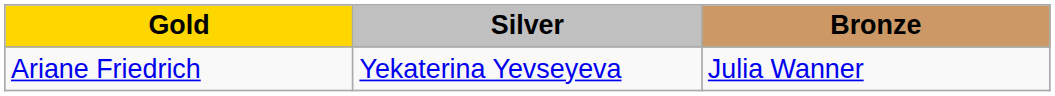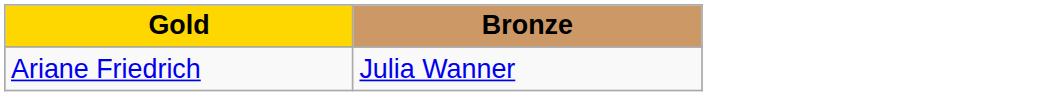- column: (527, 25)
